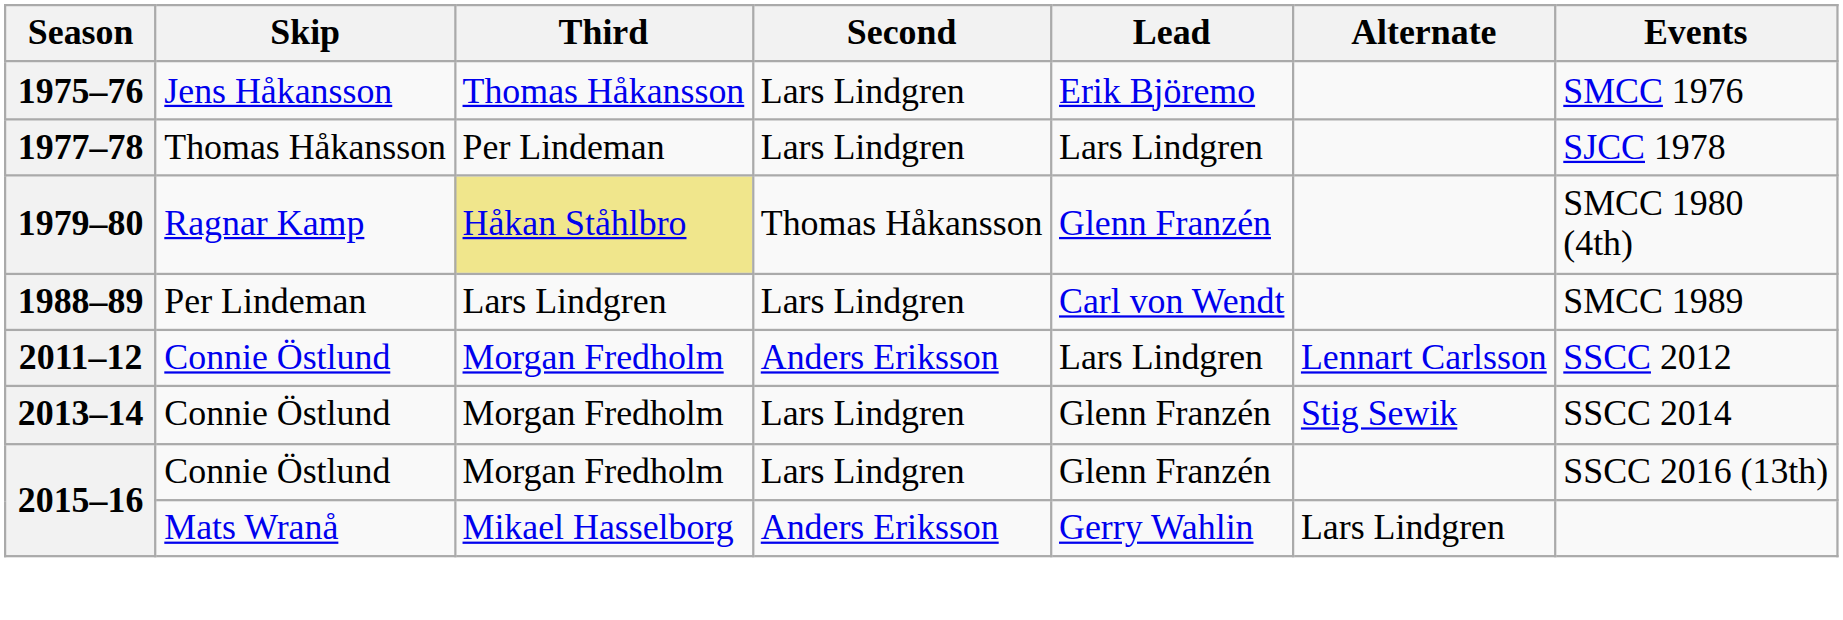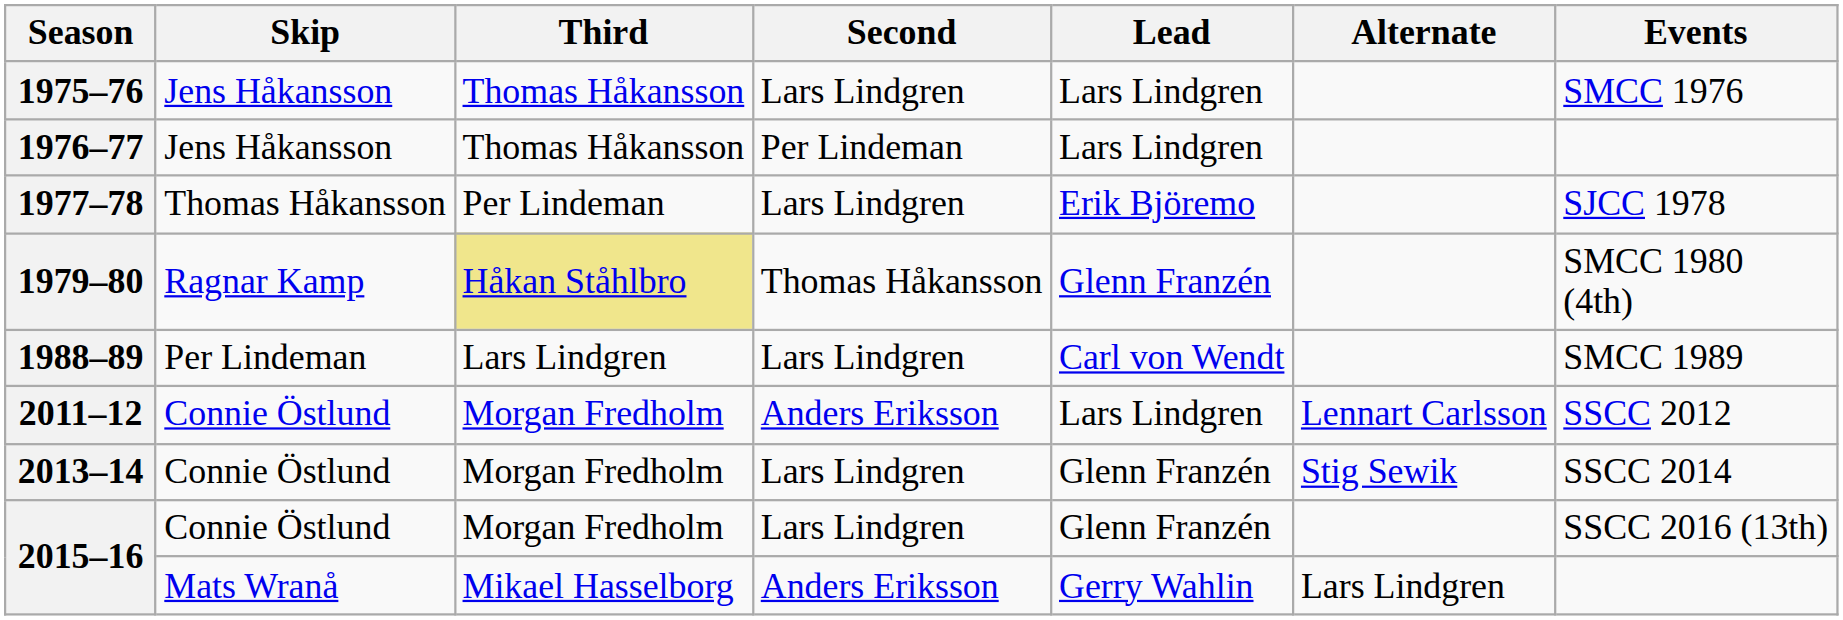(1157, 89) Erik Björemo -> (1161, 89) Lars Lindgren
+ row: (81, 146)
(1161, 146) Lars Lindgren -> (1157, 203) Erik Björemo
